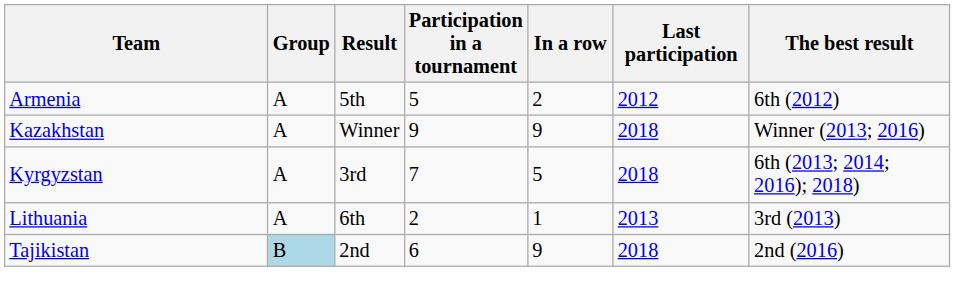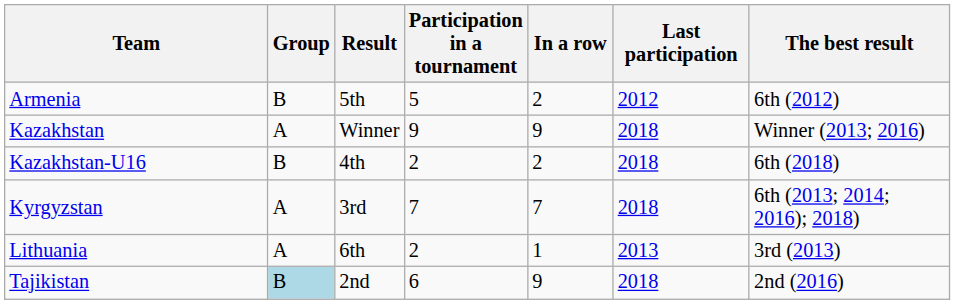(280, 98) А -> (279, 98) B
+ row: (78, 163)
(537, 174) 5 -> (537, 206) 7
